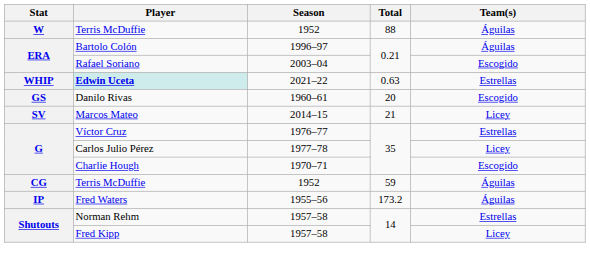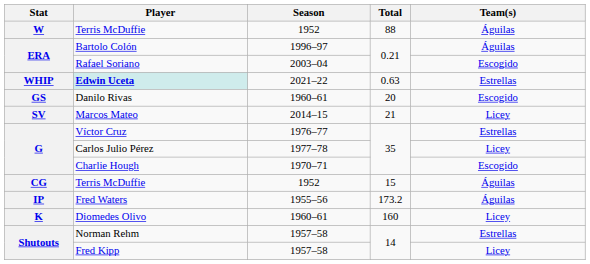(390, 183) 59 -> (390, 183) 15
+ row: (39, 217)
